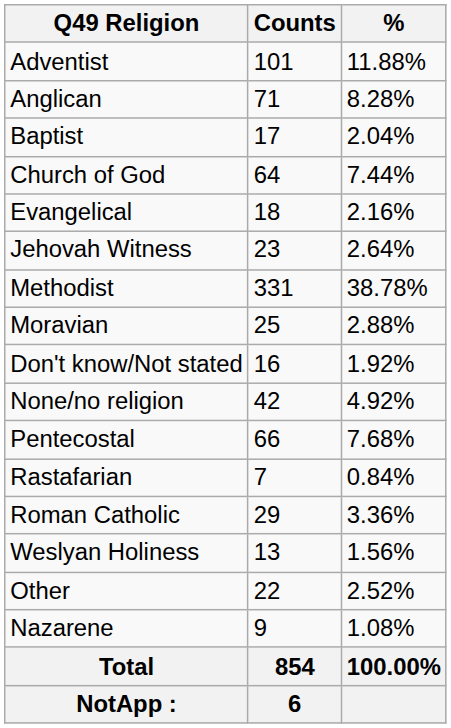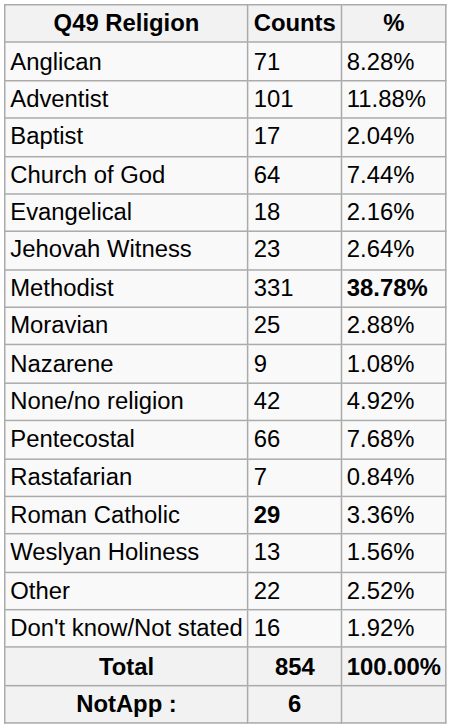rows swapped: (59, 61) <-> (56, 99)
(387, 288) normal -> (387, 288) bold
rows swapped: (62, 628) <-> (126, 363)
(267, 514) normal -> (267, 514) bold
